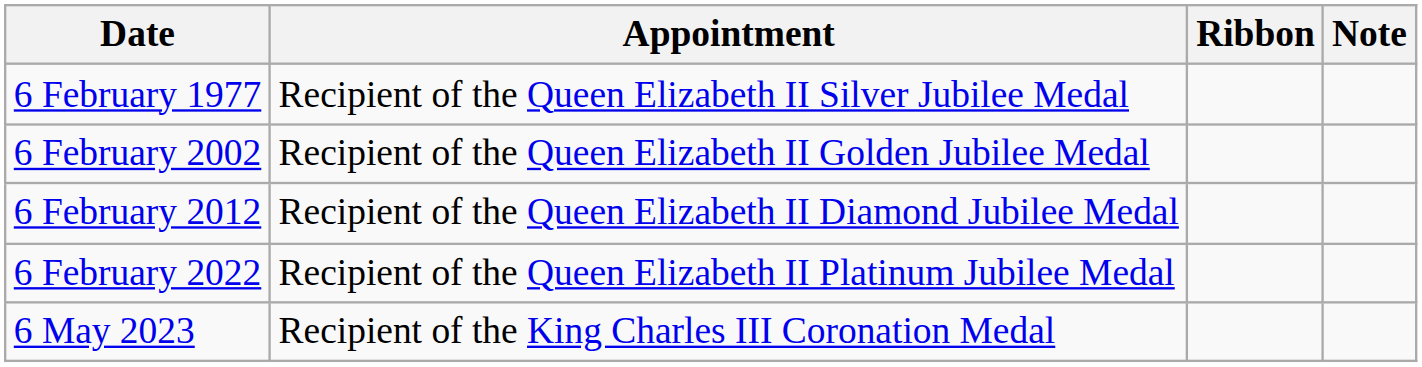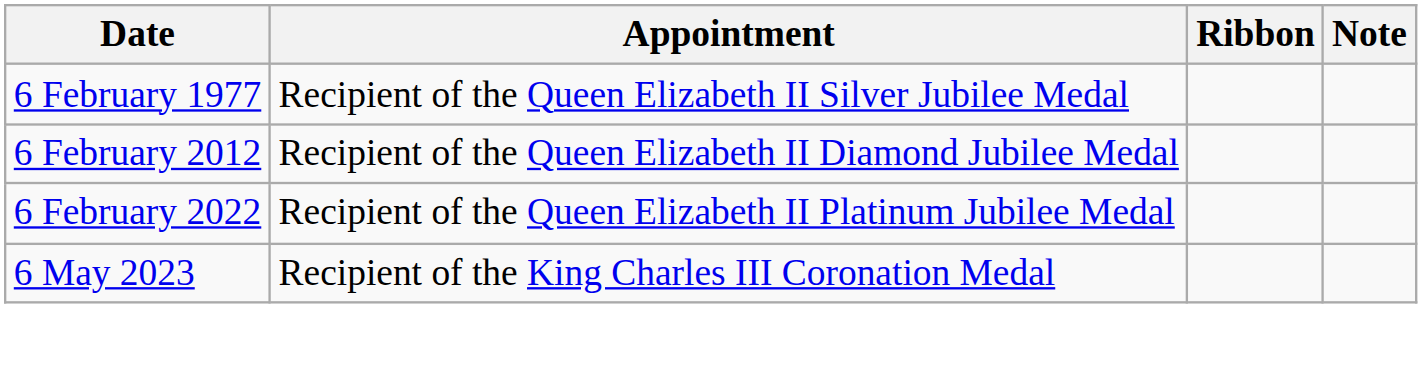- row: (138, 152)
